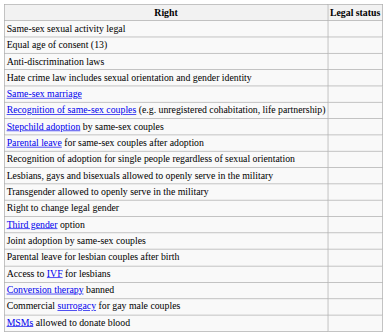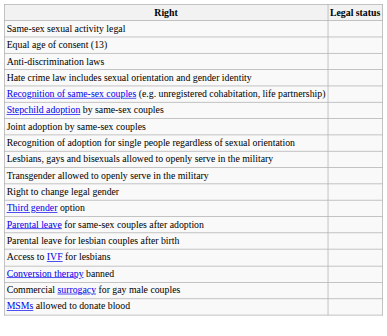- row: (44, 94)
rows swapped: (76, 241) <-> (105, 143)
